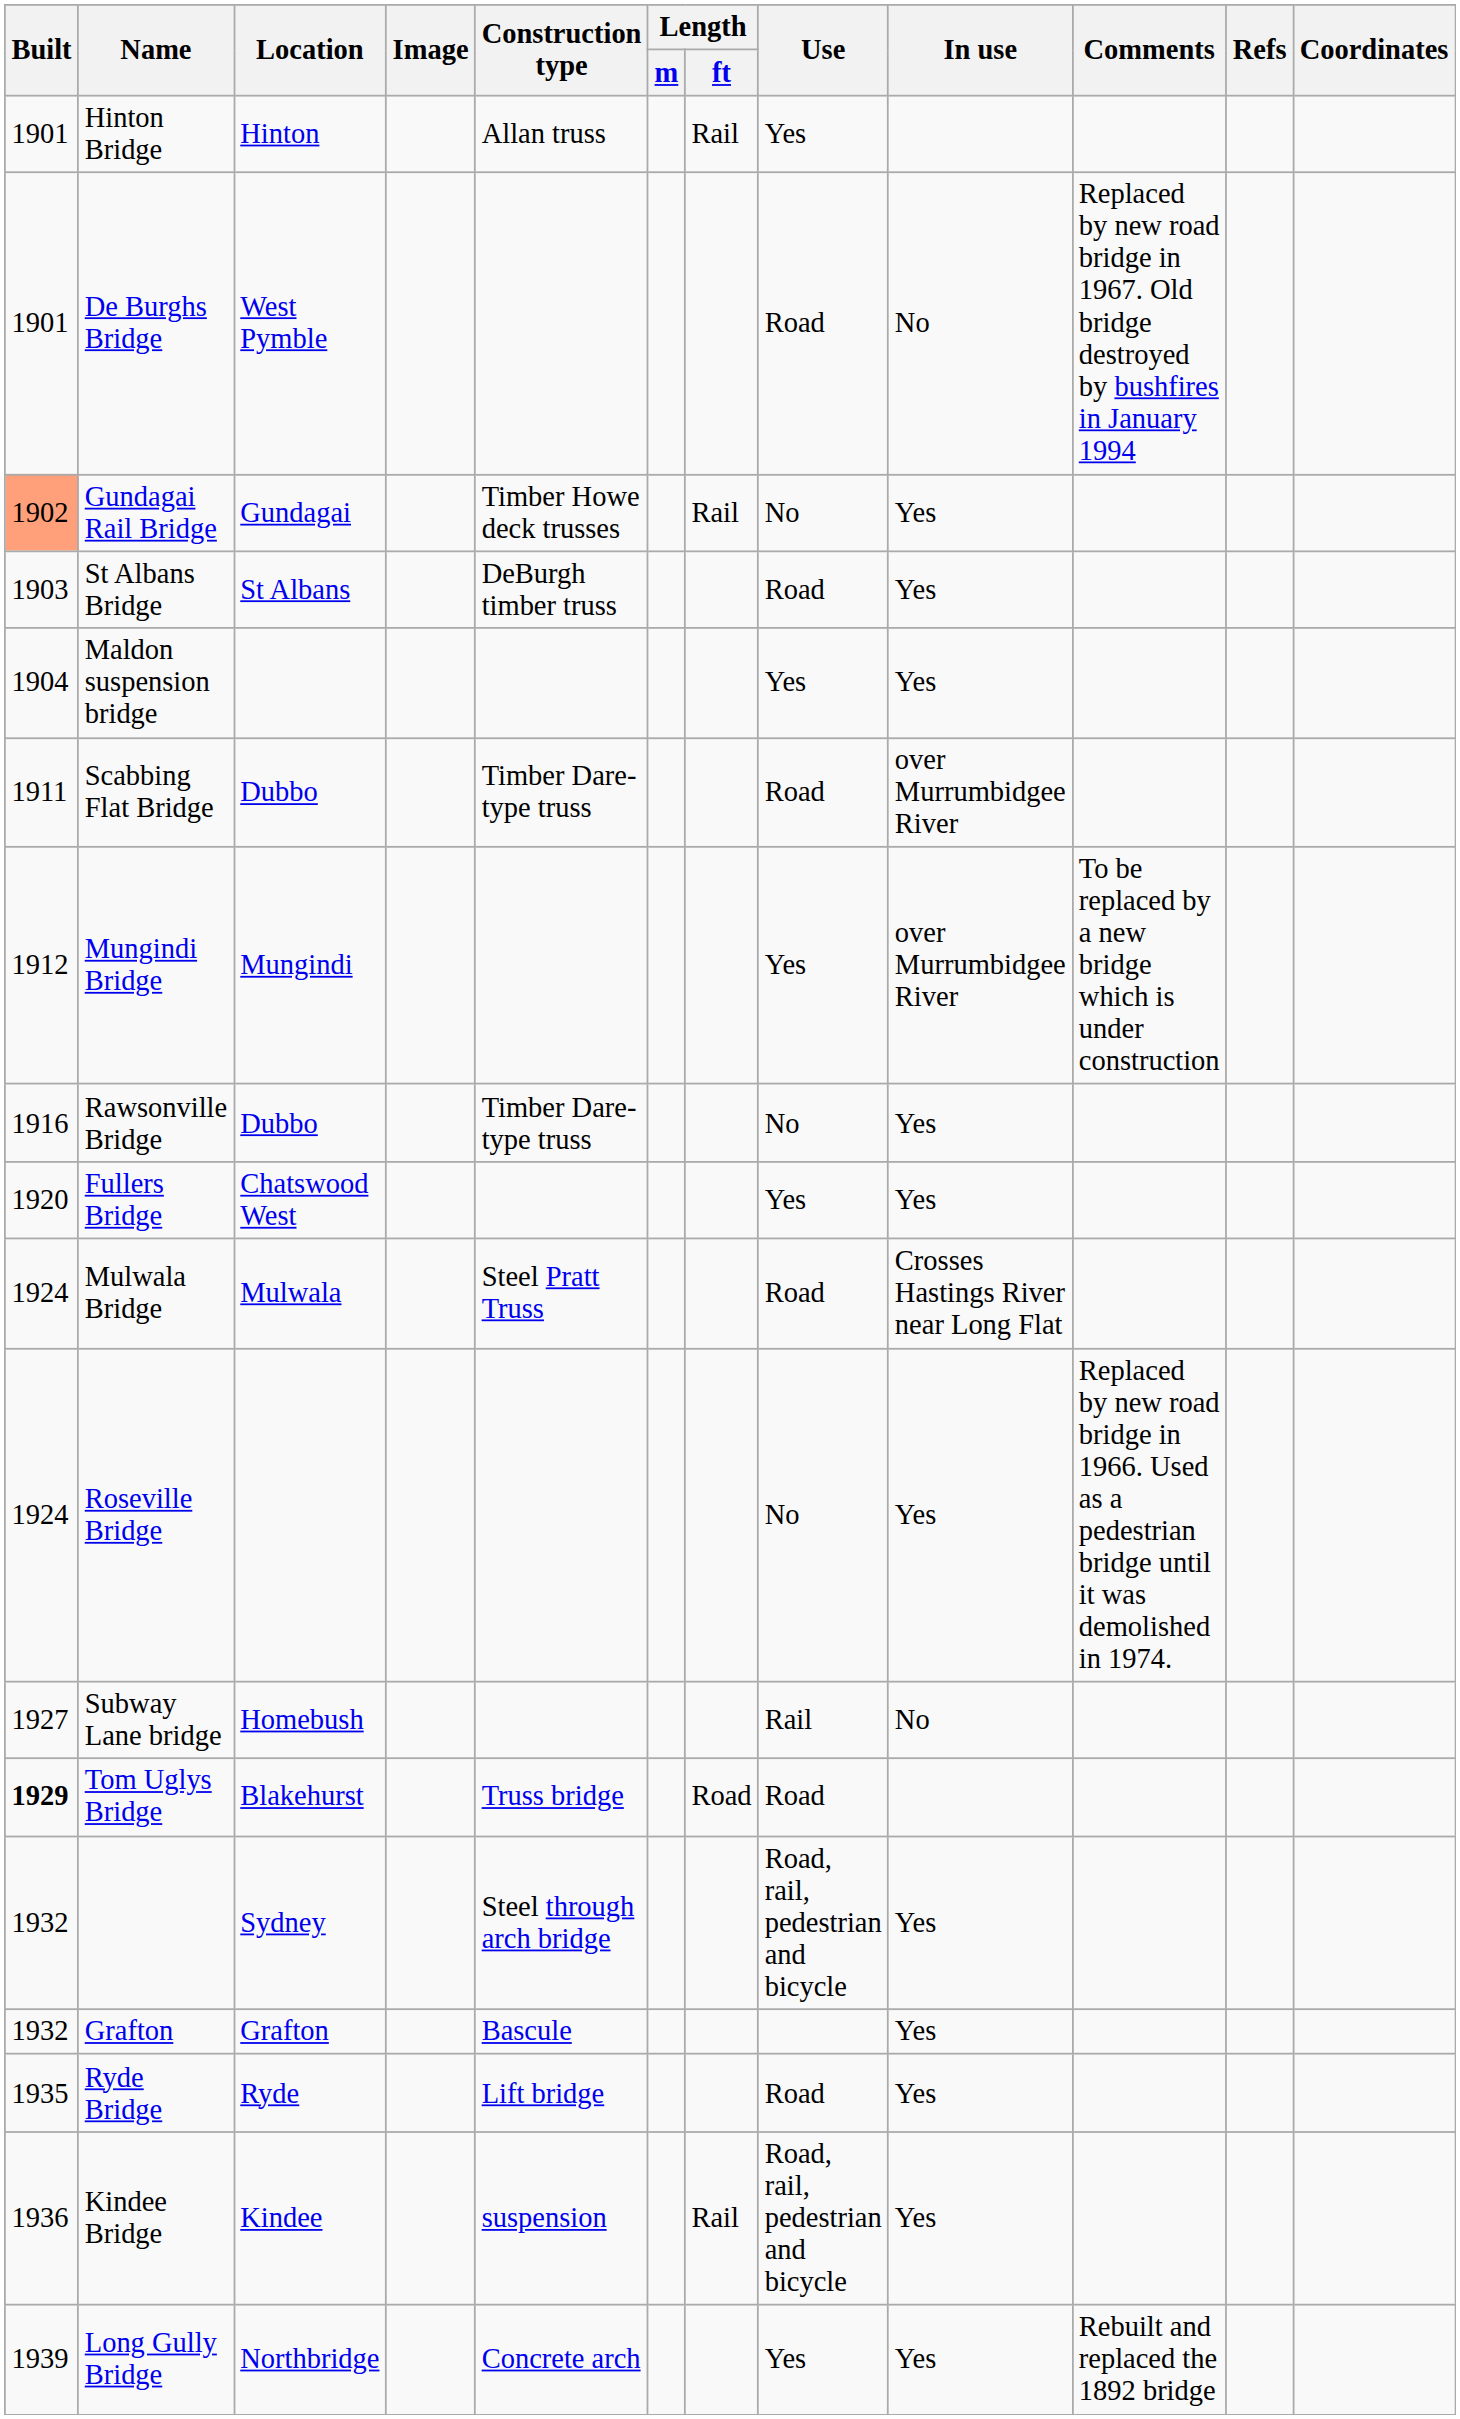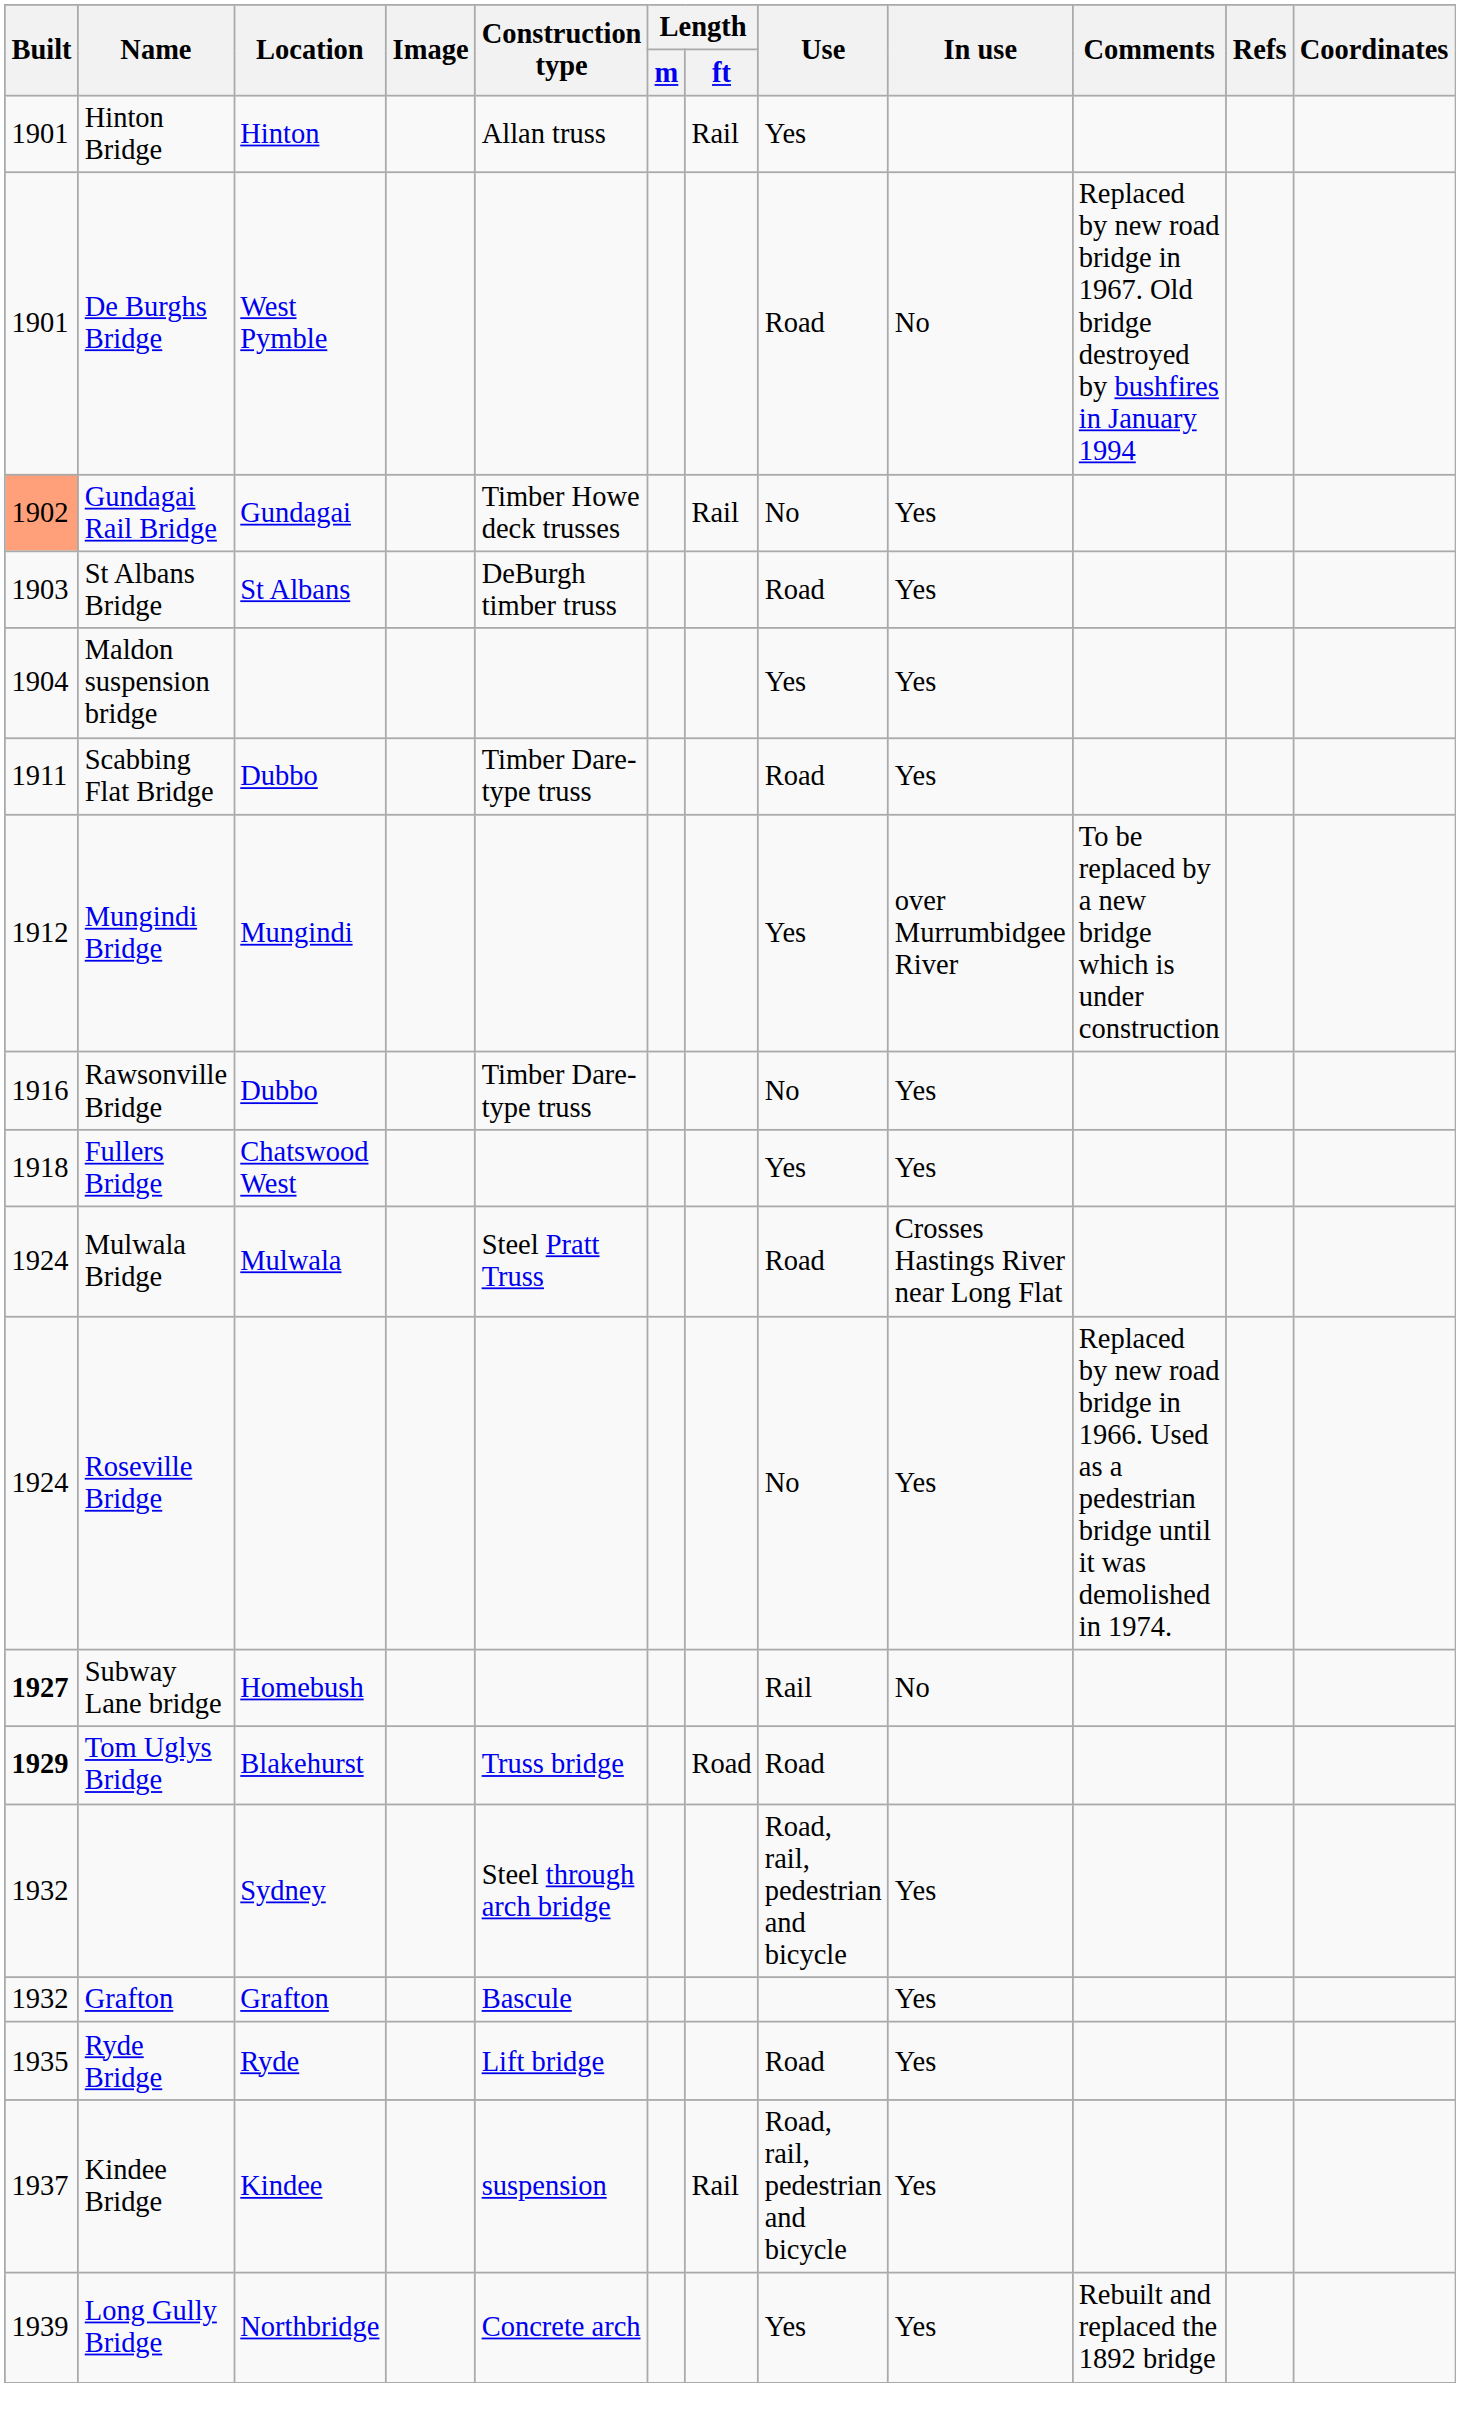(980, 791) over Murrumbidgee River -> (916, 775) Yes
(40, 1199) 1920 -> (40, 1167) 1918
(40, 1719) normal -> (40, 1687) bold
(40, 2217) 1936 -> (40, 2185) 1937
